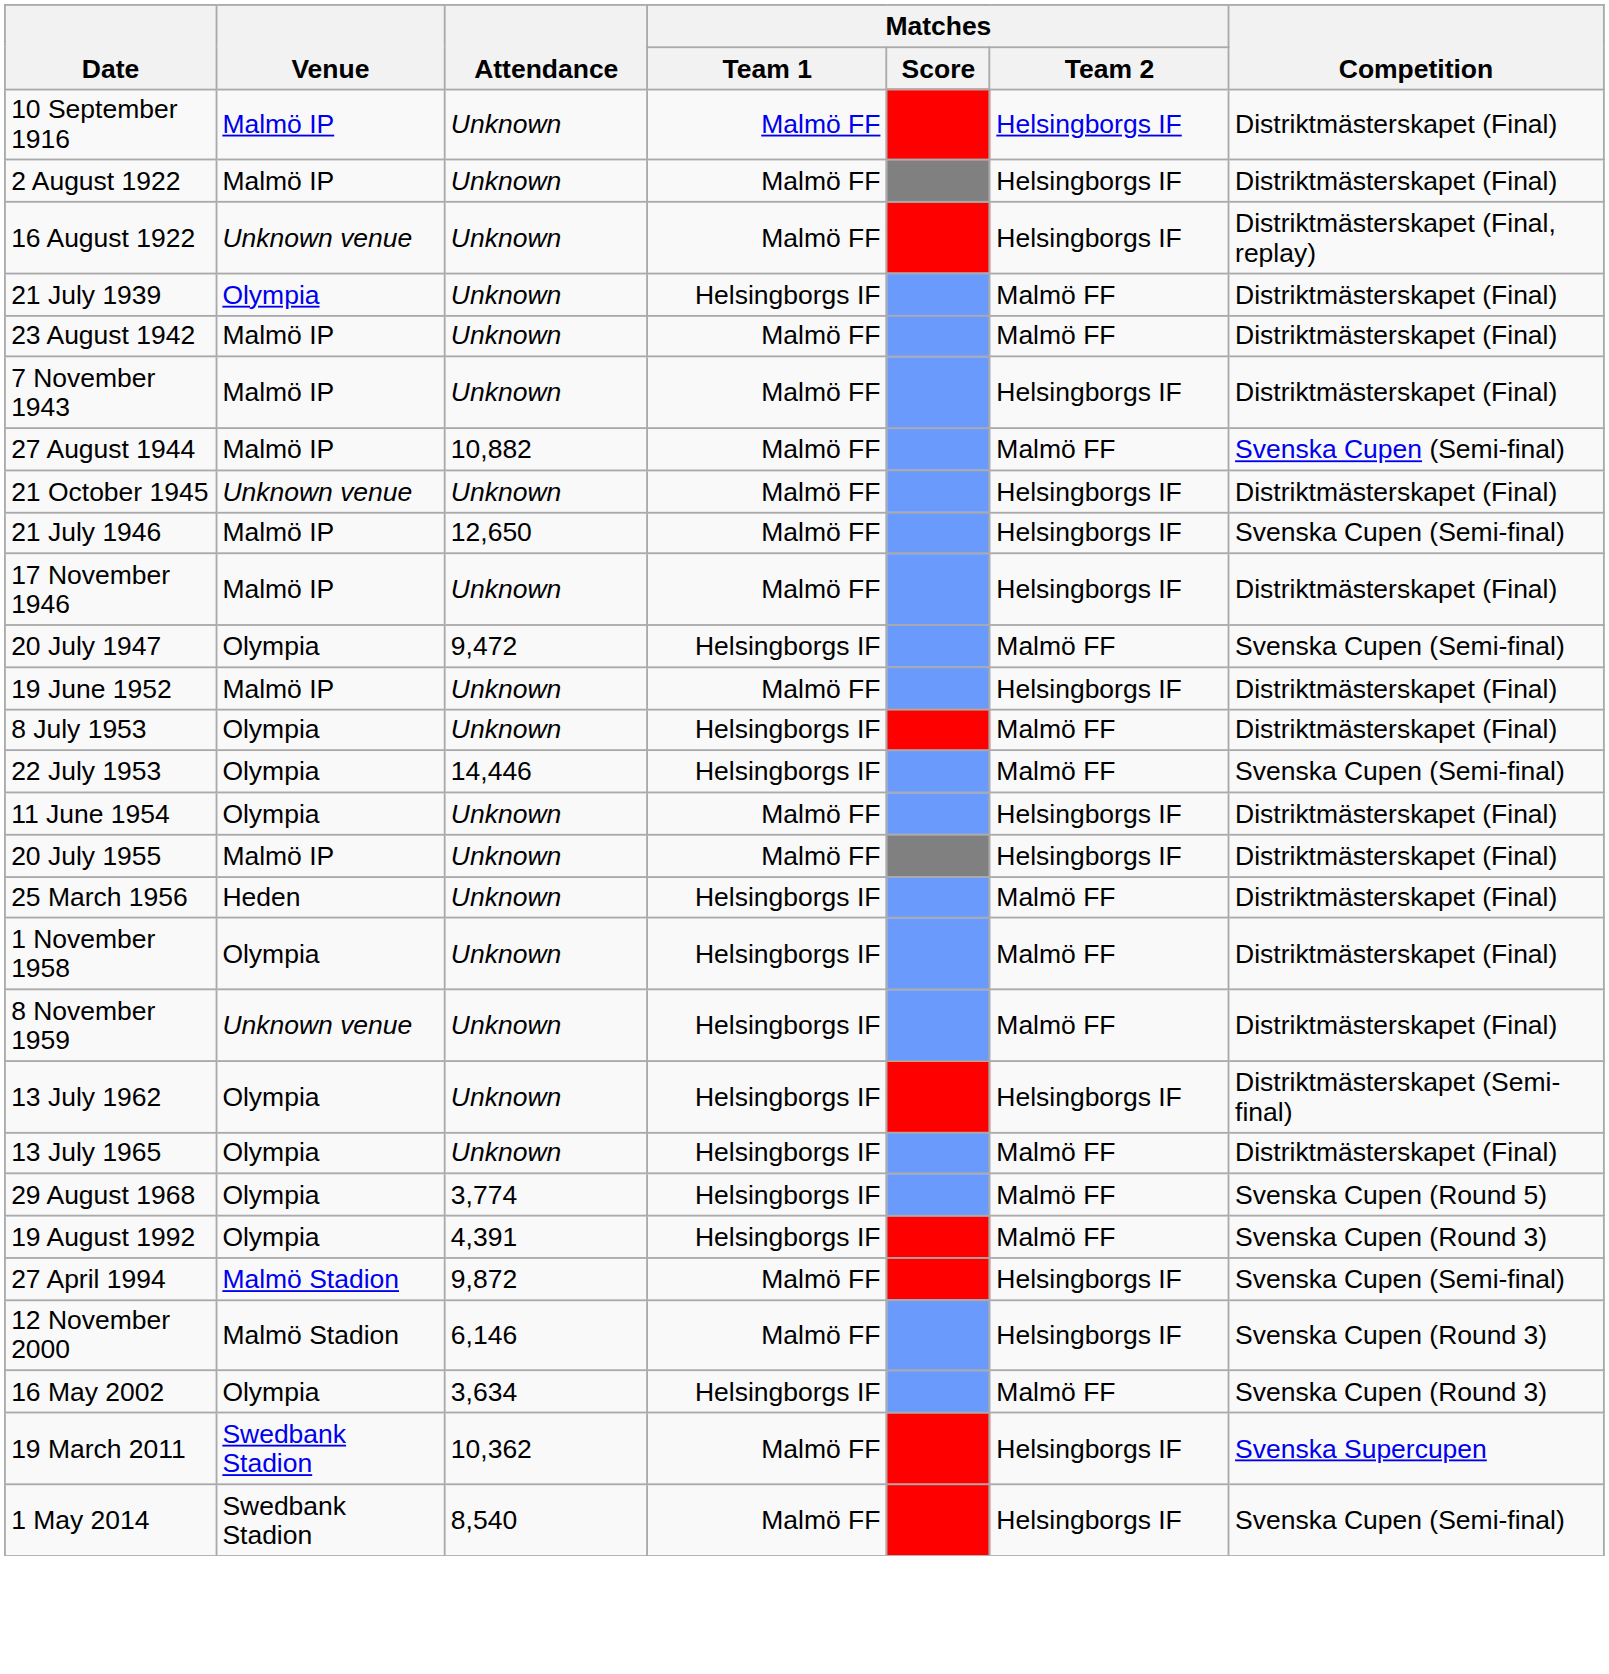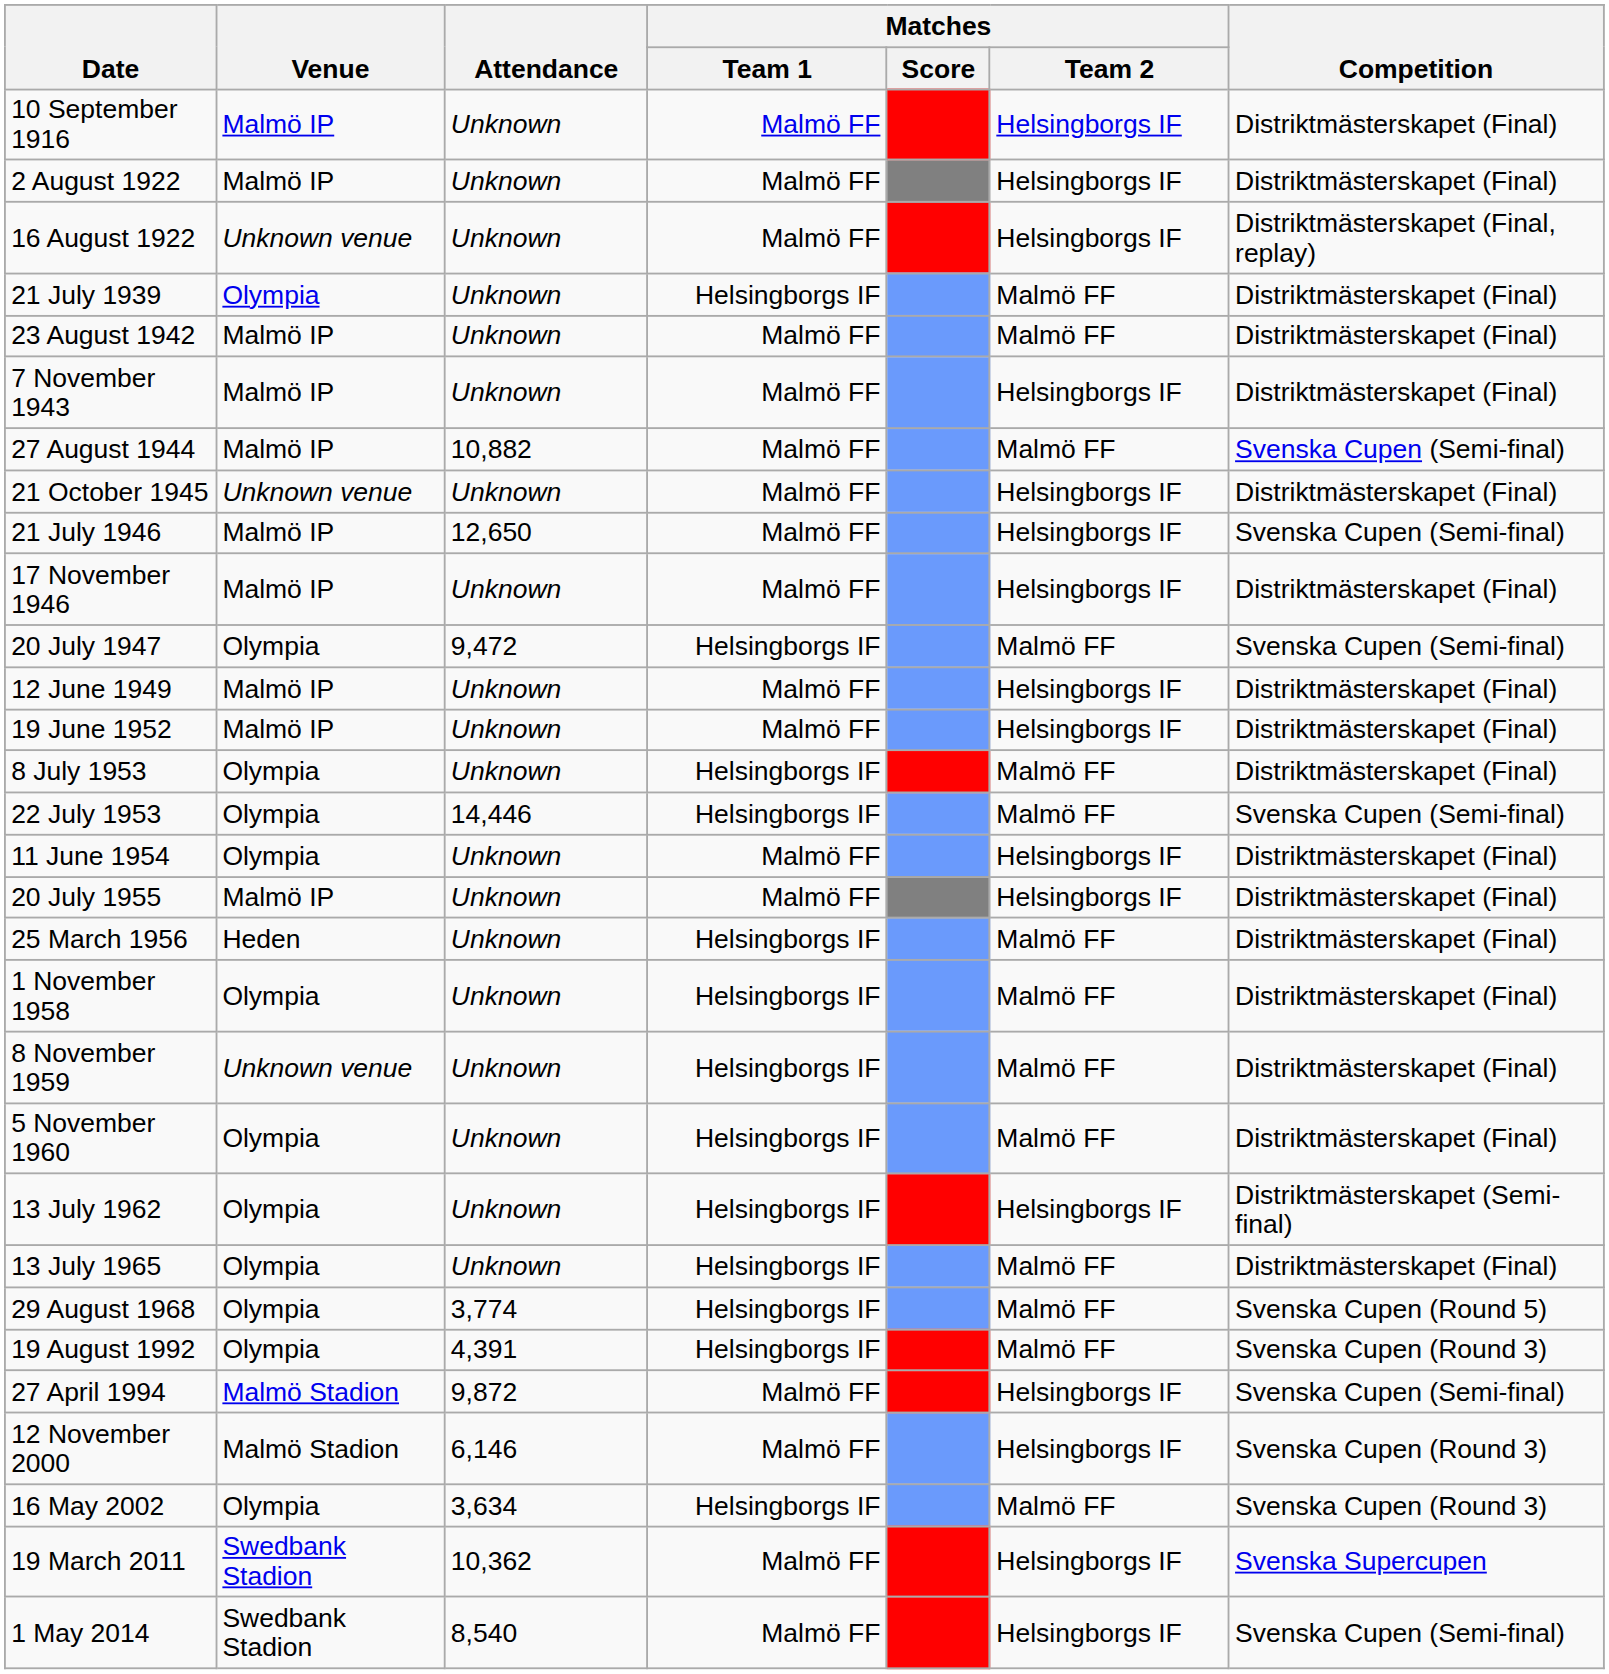+ row: (91, 688)
+ row: (83, 1139)
